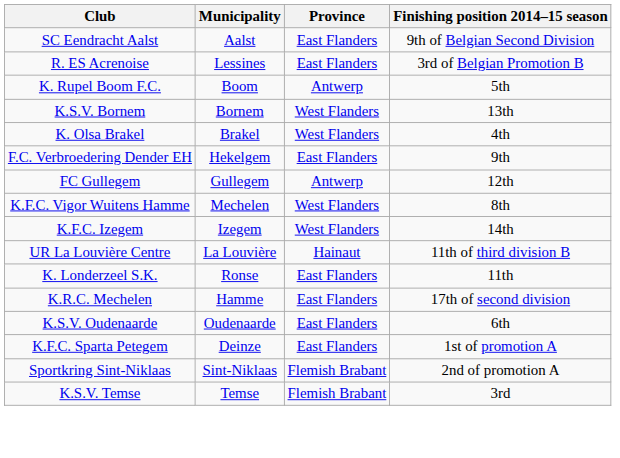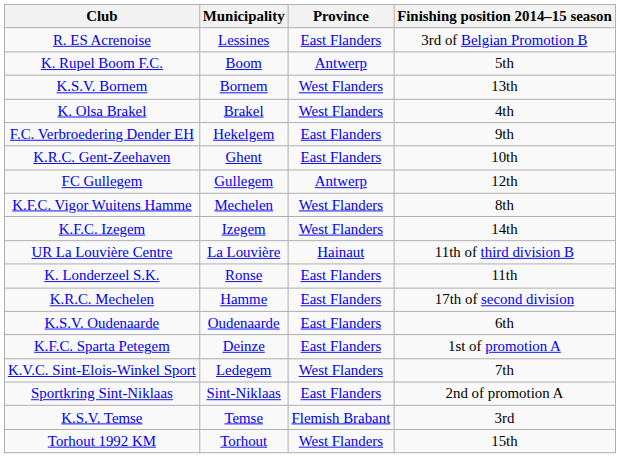- row: (100, 39)
+ row: (102, 157)
+ row: (102, 370)
(337, 370) Flemish Brabant -> (341, 393) East Flanders
+ row: (102, 441)
